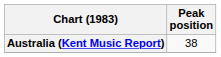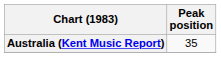(191, 43) 38 -> (191, 43) 35
